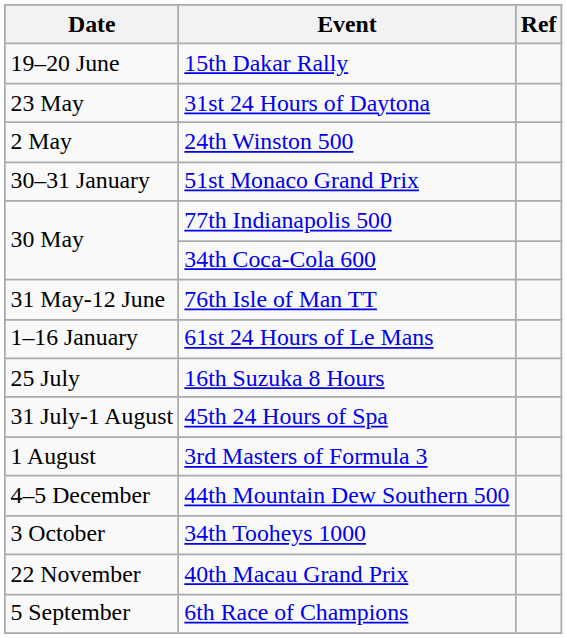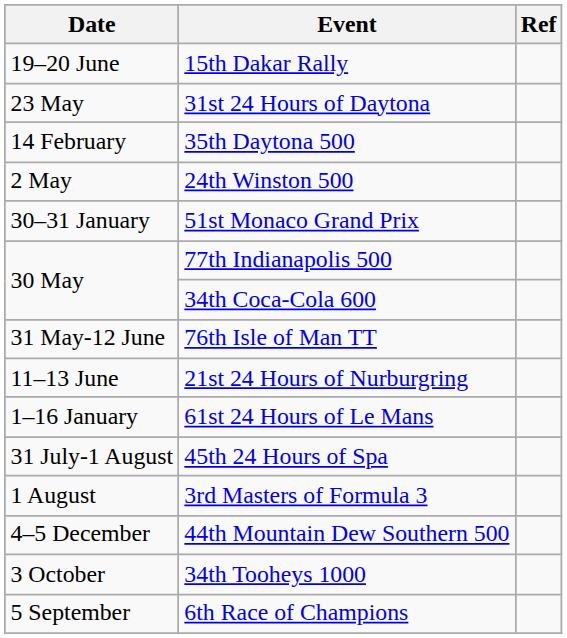+ row: (270, 141)
+ row: (326, 377)
- row: (284, 377)
- row: (296, 573)
